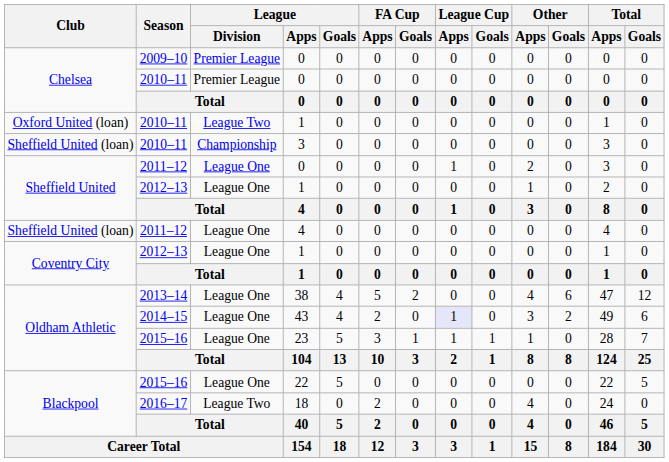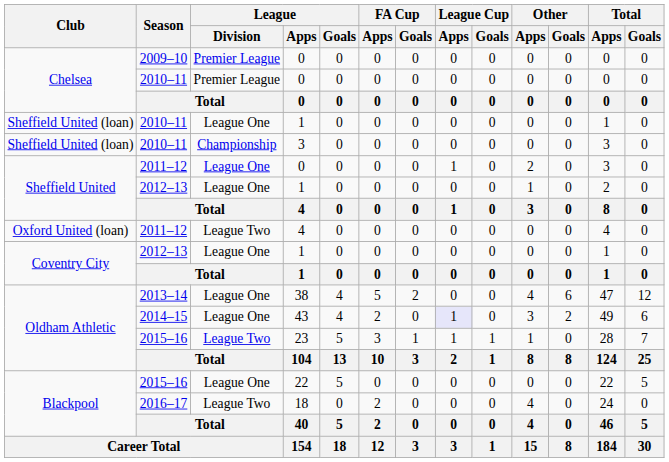(70, 123) Oxford United (loan) -> (71, 123) Sheffield United (loan)
(237, 123) League Two -> (237, 123) League One
(71, 230) Sheffield United (loan) -> (70, 230) Oxford United (loan)
(237, 230) League One -> (237, 230) League Two
(237, 338) League One -> (237, 338) League Two
